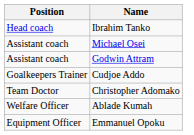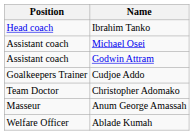+ row: (139, 106)
- row: (128, 122)
